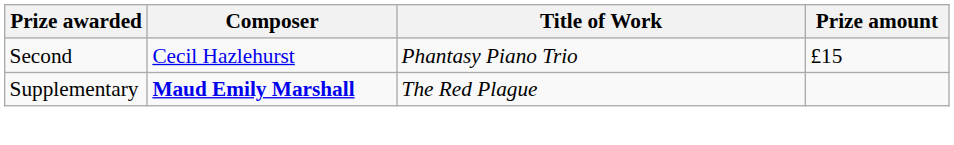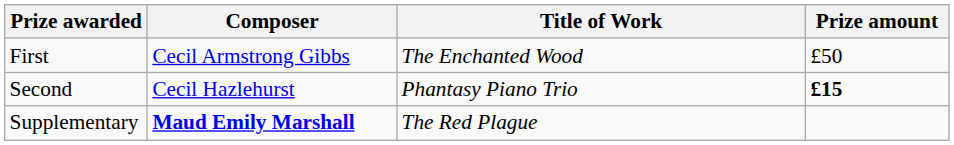+ row: (29, 55)
(826, 55) normal -> (826, 88) bold
